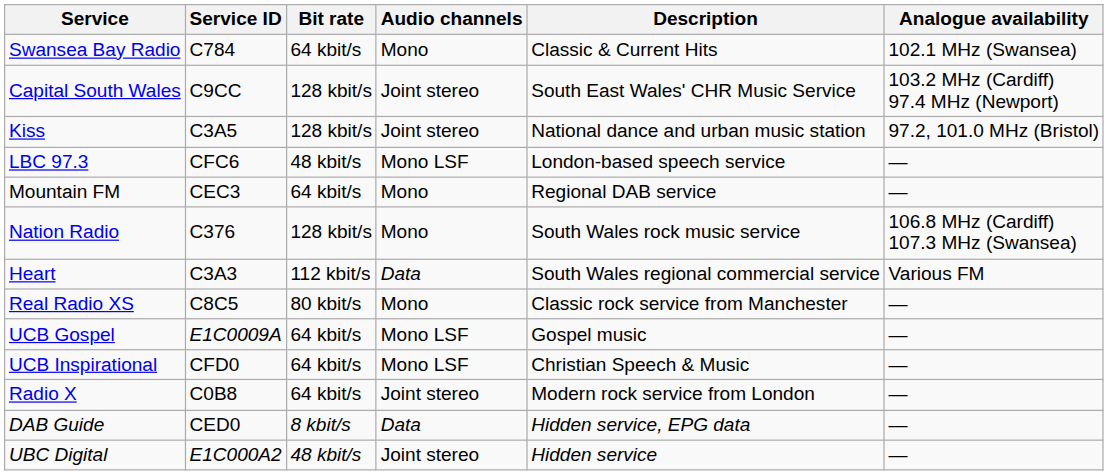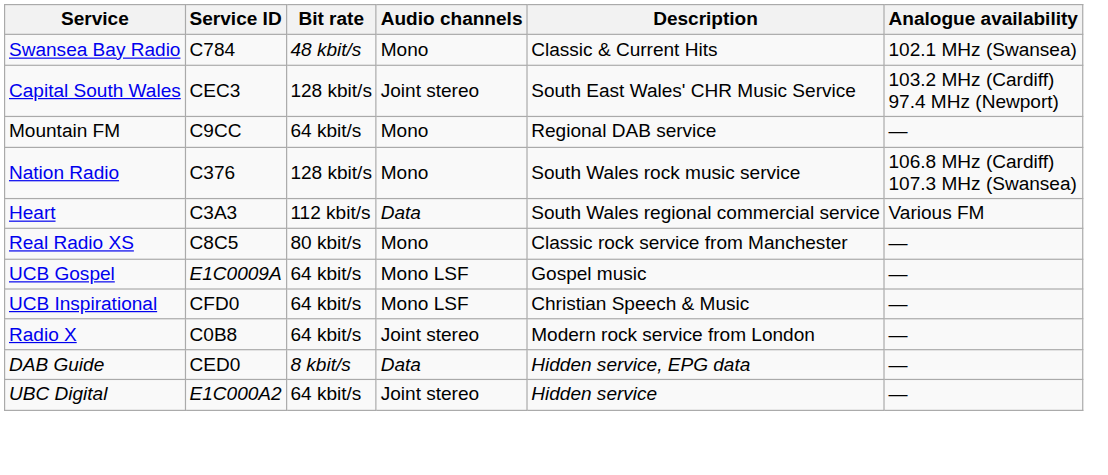(326, 49) 64 kbit/s -> (326, 49) 48 kbit/s
(215, 90) C9CC -> (215, 90) CEC3
- row: (27, 131)
- row: (49, 161)
(215, 191) CEC3 -> (215, 131) C9CC
(326, 454) 48 kbit/s -> (326, 394) 64 kbit/s
